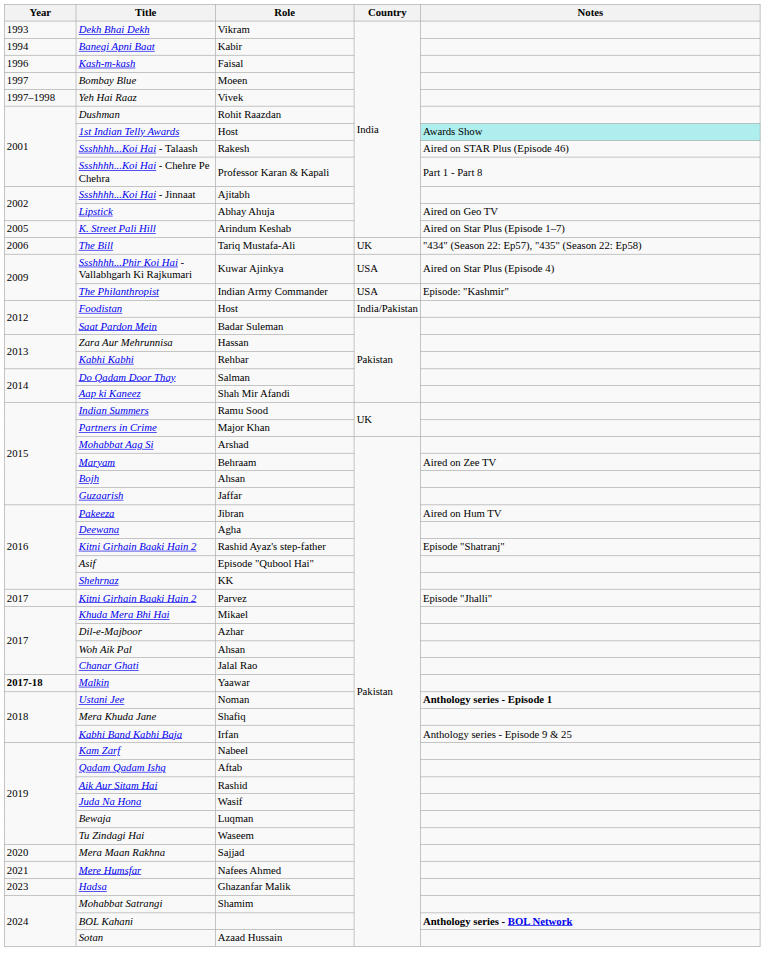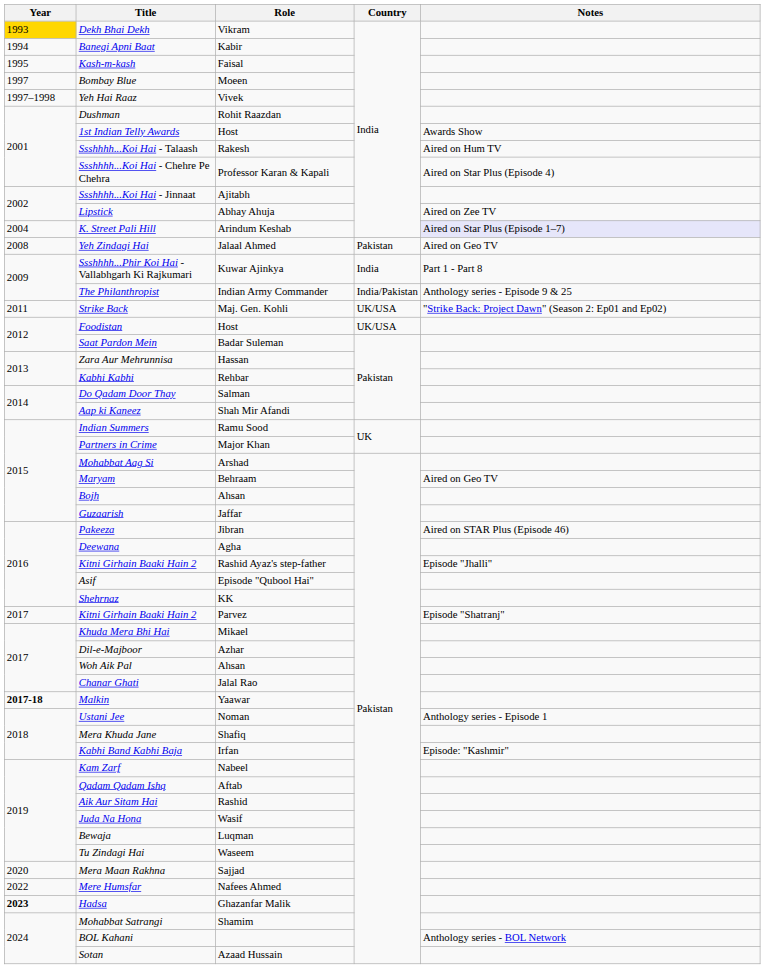(18, 30) no background -> (18, 30) gold background
(18, 64) 1996 -> (18, 64) 1995
(453, 132) paleturquoise background -> (453, 132) no background
(496, 149) Aired on STAR Plus (Episode 46) -> (462, 149) Aired on Hum TV
(453, 172) Part 1 - Part 8 -> (489, 172) Aired on Star Plus (Episode 4)
(460, 212) Aired on Geo TV -> (460, 212) Aired on Zee TV
(18, 229) 2005 -> (18, 229) 2004
(494, 229) no background -> (494, 229) lavender background
- row: (96, 246)
+ row: (114, 246)
(367, 269) USA -> (368, 269) India
(489, 269) Aired on Star Plus (Episode 4) -> (453, 269) Part 1 - Part 8
(367, 292) USA -> (387, 292) India/Pakistan
(466, 292) Episode: "Kashmir" -> (497, 292) Anthology series - Episode 9 & 25
+ row: (103, 309)
(387, 309) India/Pakistan -> (377, 326) UK/USA
(460, 462) Aired on Zee TV -> (460, 479) Aired on Geo TV
(462, 513) Aired on Hum TV -> (496, 530) Aired on STAR Plus (Episode 46)
(464, 547) Episode "Shatranj" -> (458, 564) Episode "Jhalli"
(458, 598) Episode "Jhalli" -> (464, 615) Episode "Shatranj"
(488, 700) bold -> (485, 717) normal
(497, 734) Anthology series - Episode 9 & 25 -> (466, 751) Episode: "Kashmir"
(18, 870) 2021 -> (18, 887) 2022
(18, 887) normal -> (18, 904) bold
(498, 921) bold -> (494, 938) normal
